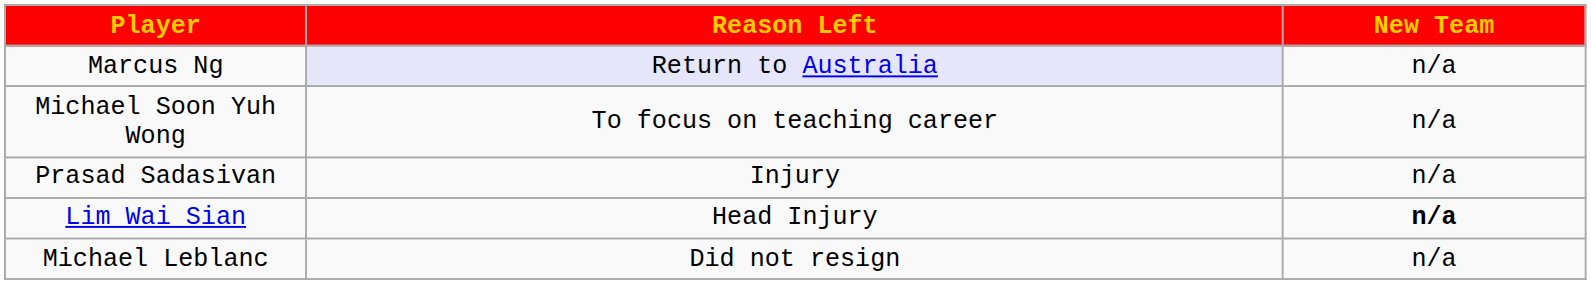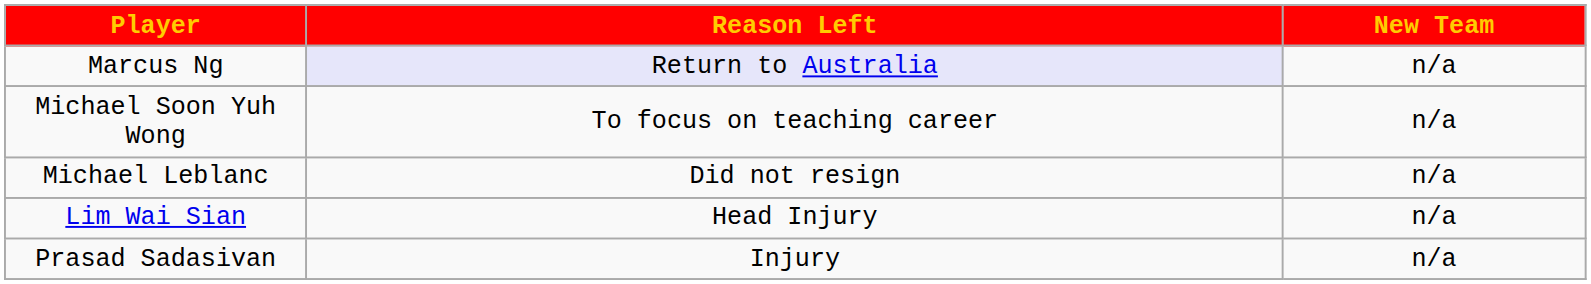rows swapped: (156, 259) <-> (156, 177)
(1434, 218) bold -> (1434, 218) normal
